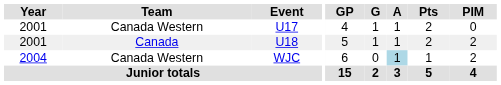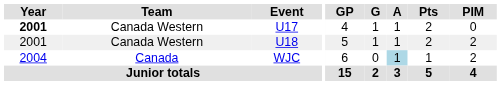(33, 27) normal -> (33, 27) bold
(157, 42) Canada -> (157, 42) Canada Western
(157, 58) Canada Western -> (157, 58) Canada
